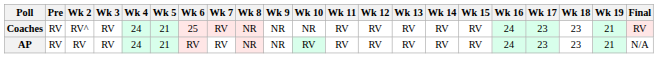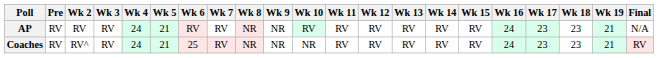rows swapped: (25, 45) <-> (25, 28)
